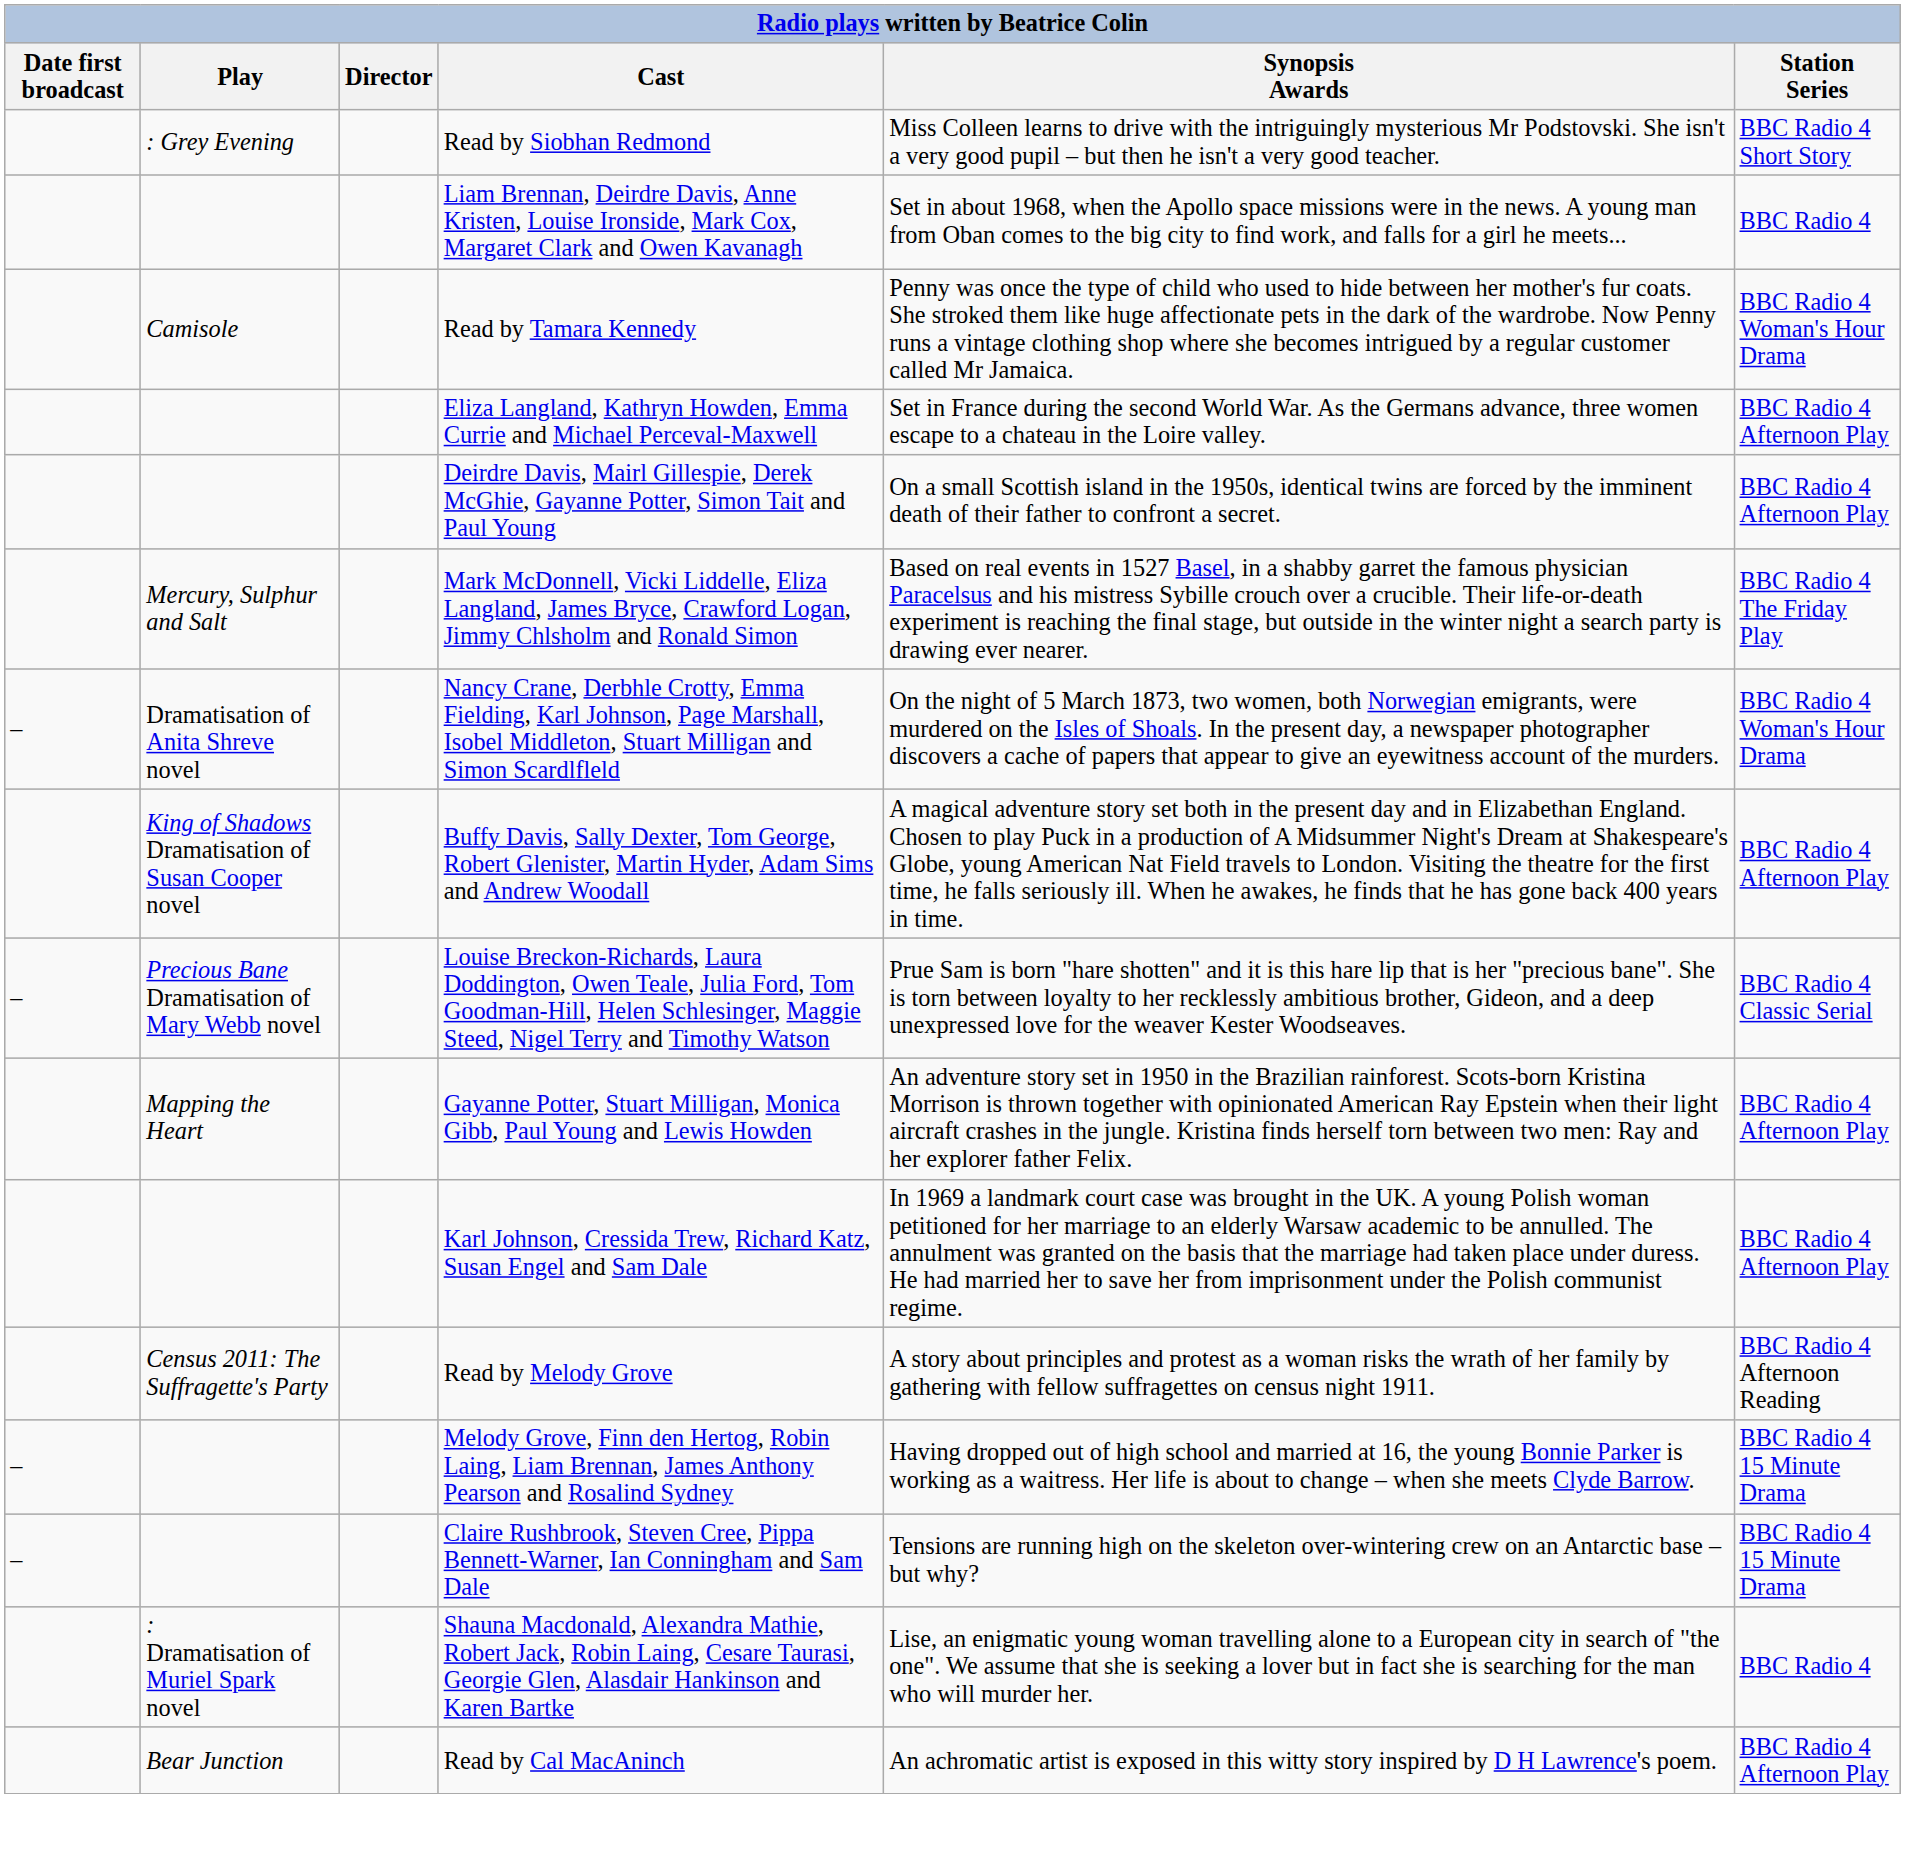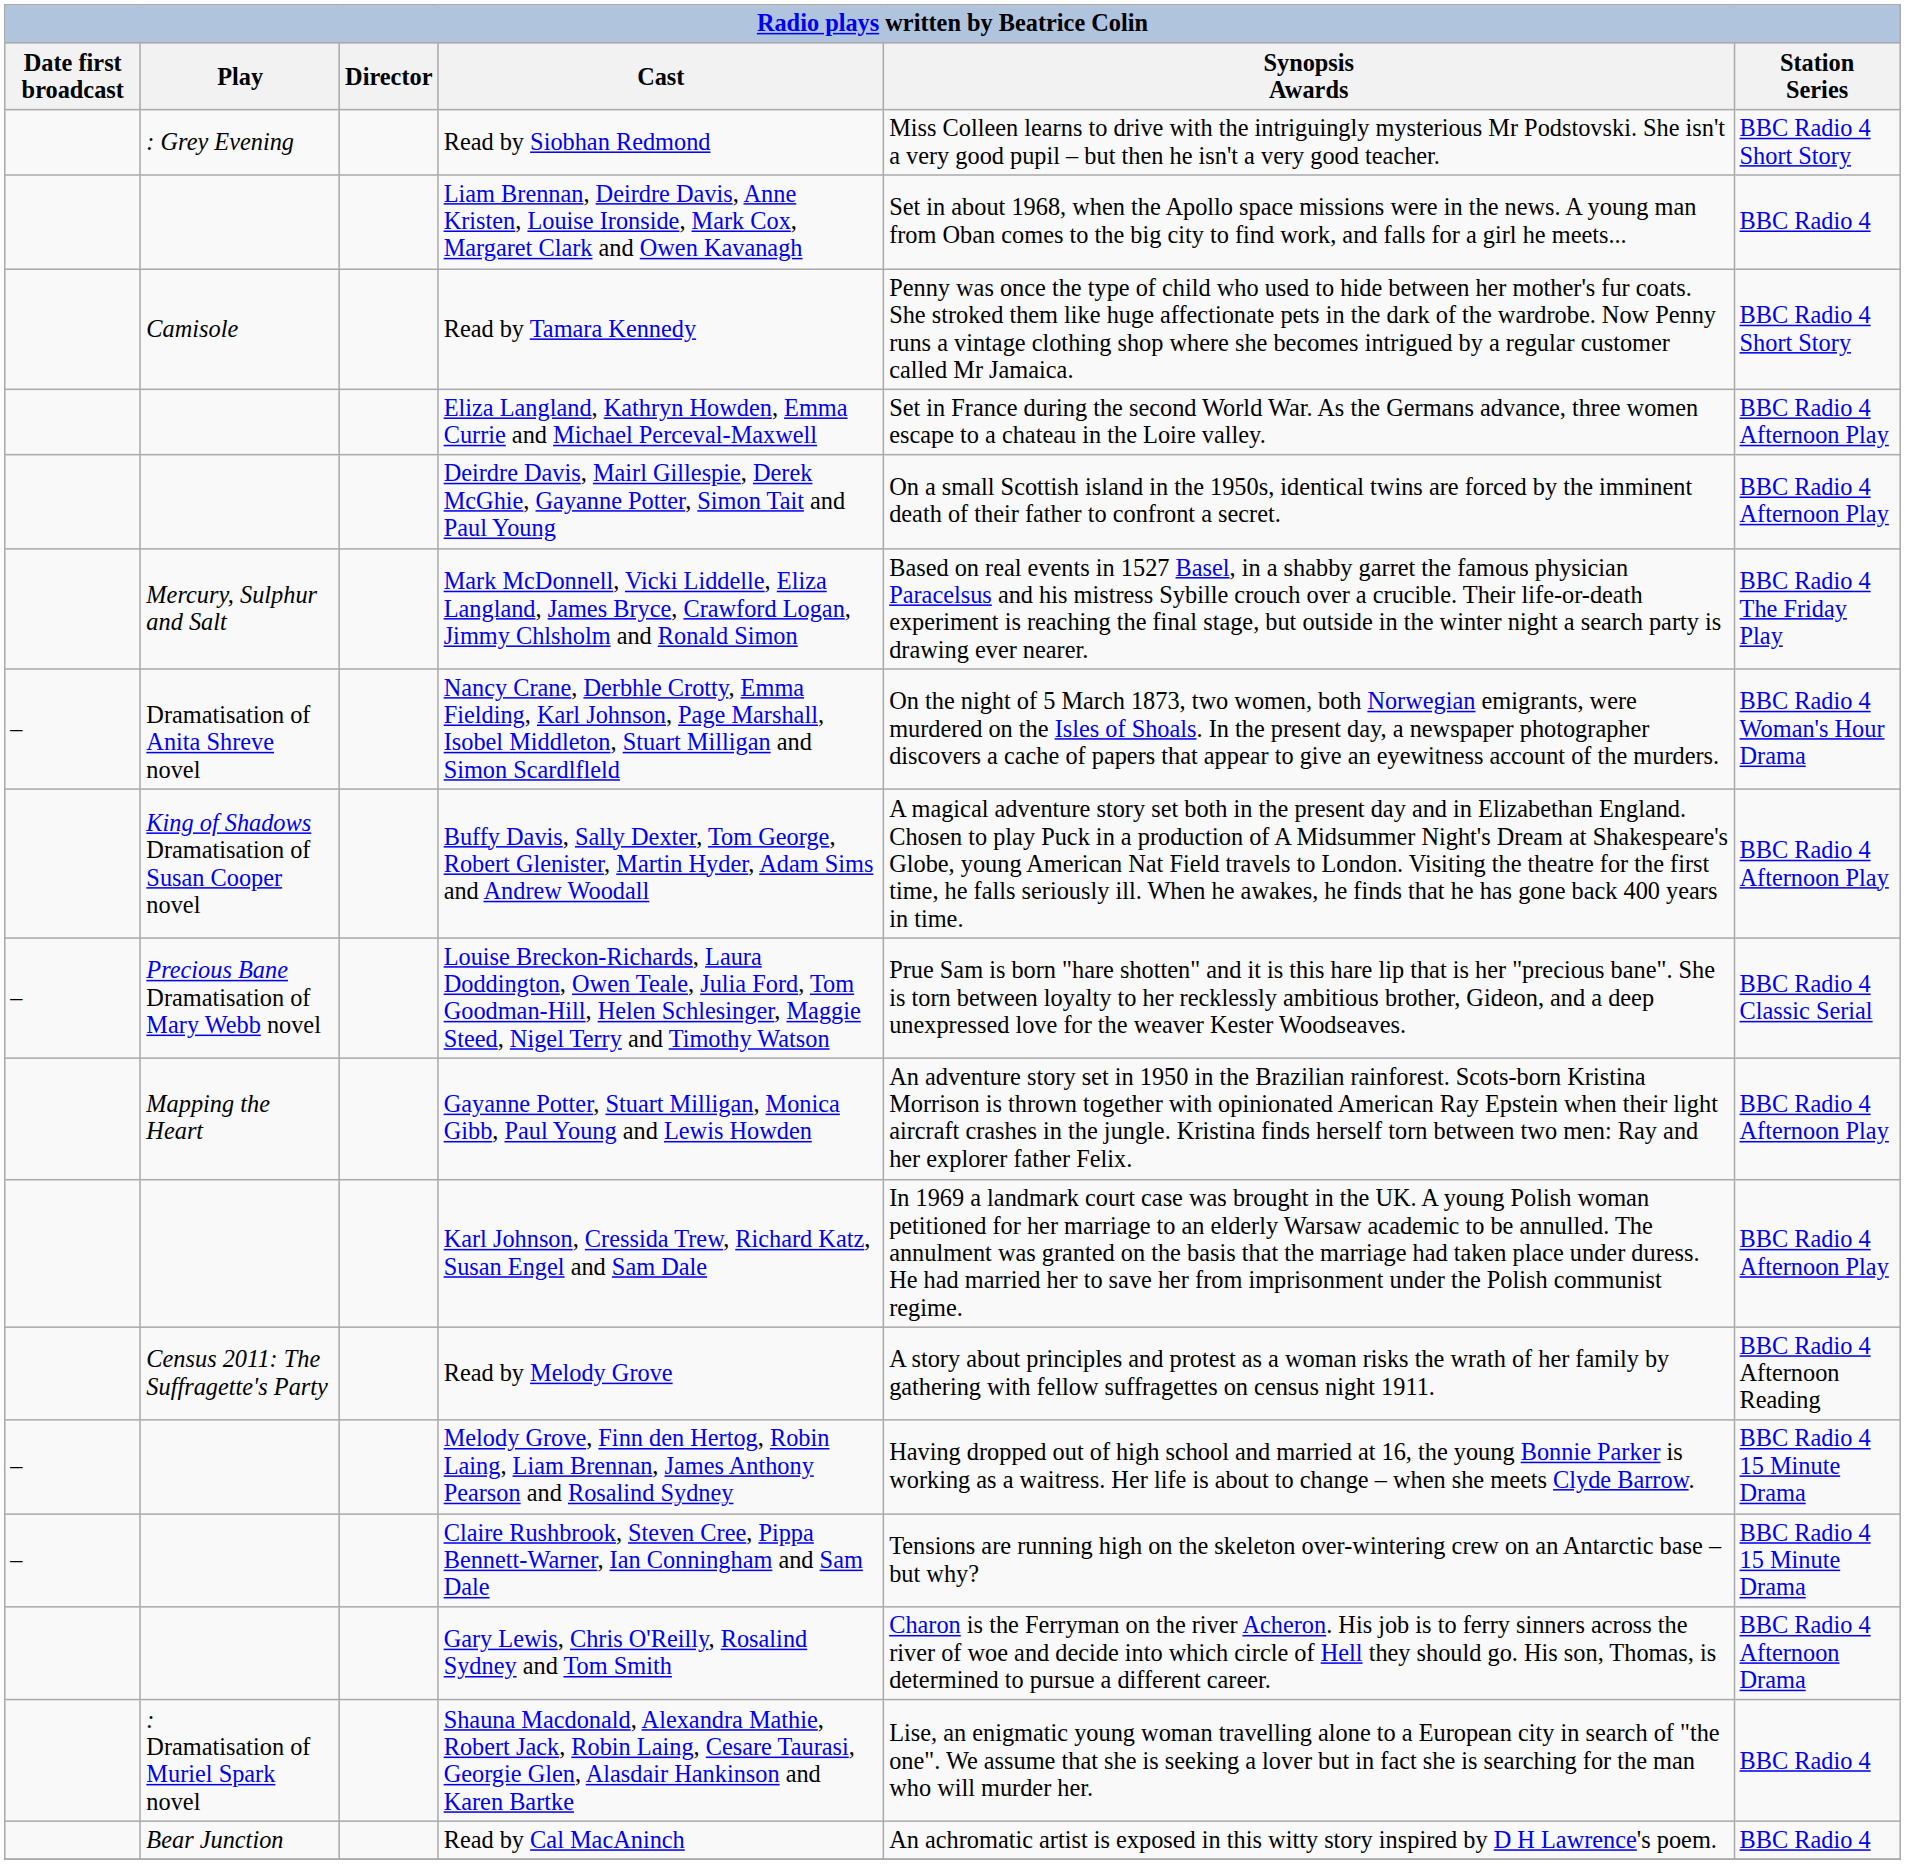(1812, 328) BBC Radio 4 Woman's Hour Drama -> (1805, 328) BBC Radio 4 Short Story
+ row: (625, 1653)
(1814, 1760) BBC Radio 4 Afternoon Play -> (1805, 1839) BBC Radio 4
